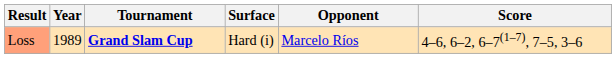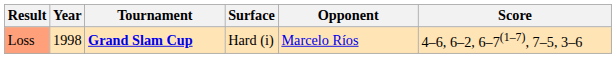(67, 40) 1989 -> (67, 40) 1998
